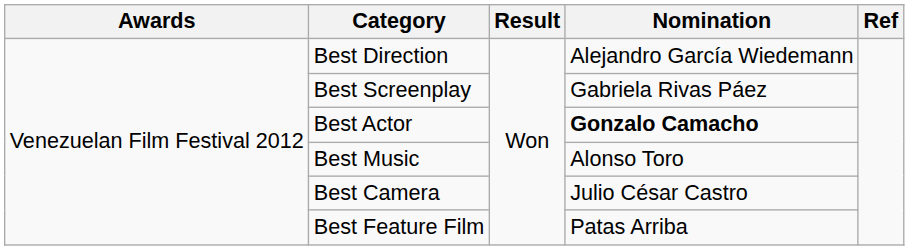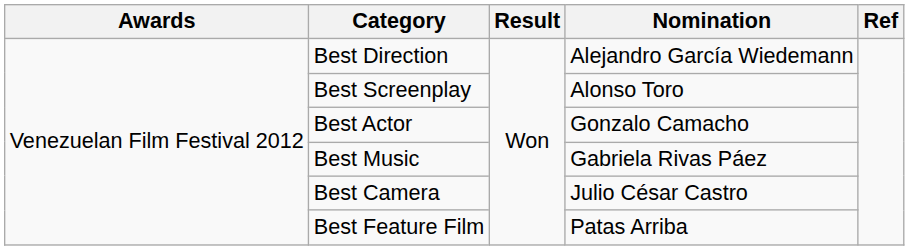(669, 90) Gabriela Rivas Páez -> (627, 90) Alonso Toro
(664, 124) bold -> (660, 124) normal
(627, 158) Alonso Toro -> (669, 158) Gabriela Rivas Páez
